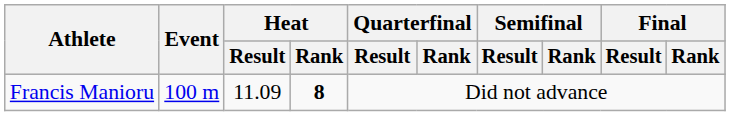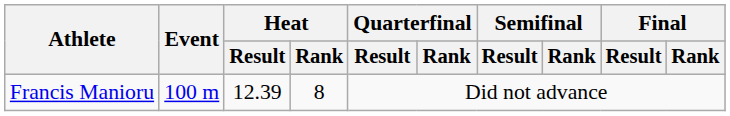(257, 92) 11.09 -> (257, 92) 12.39
(319, 92) bold -> (319, 92) normal
